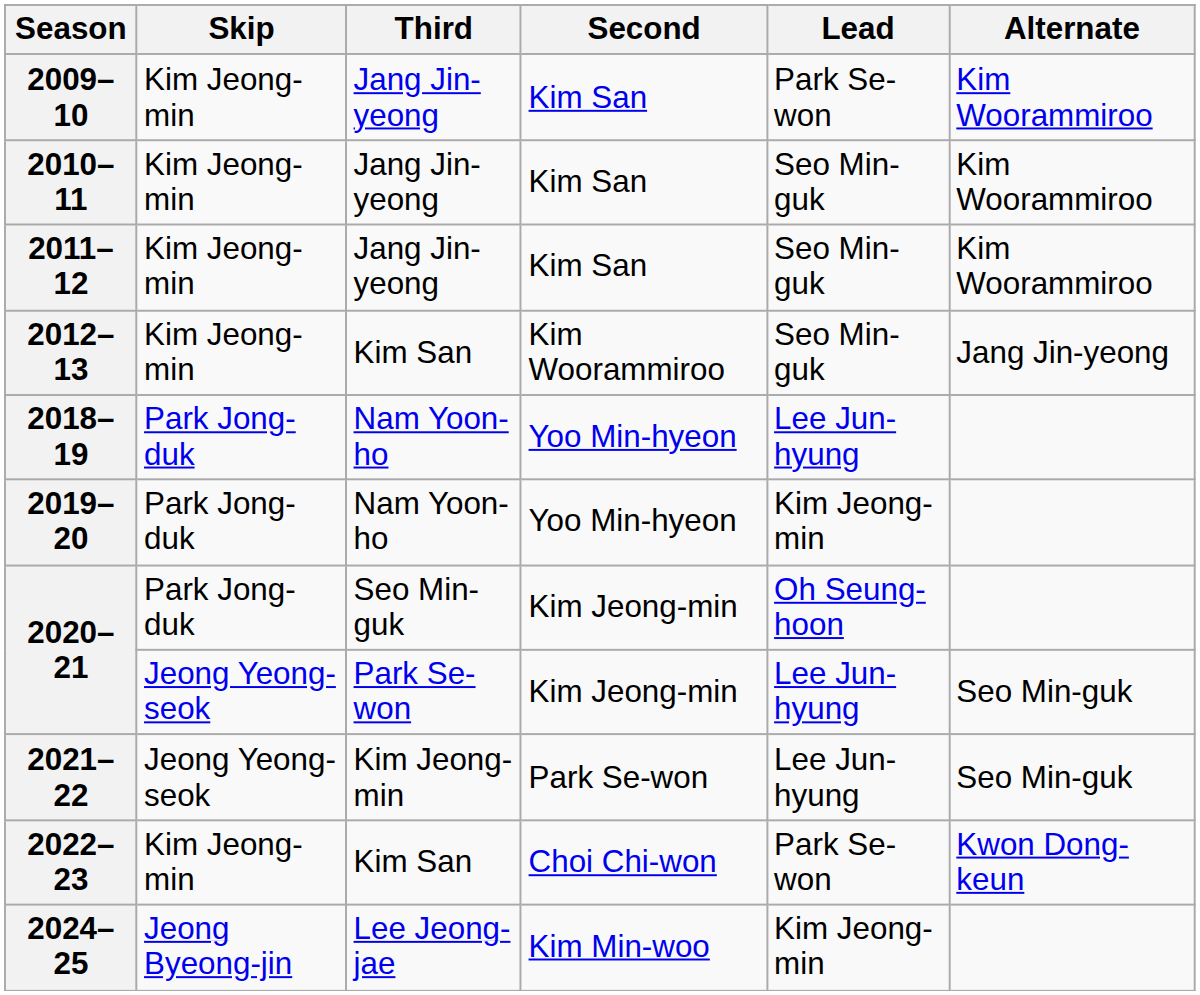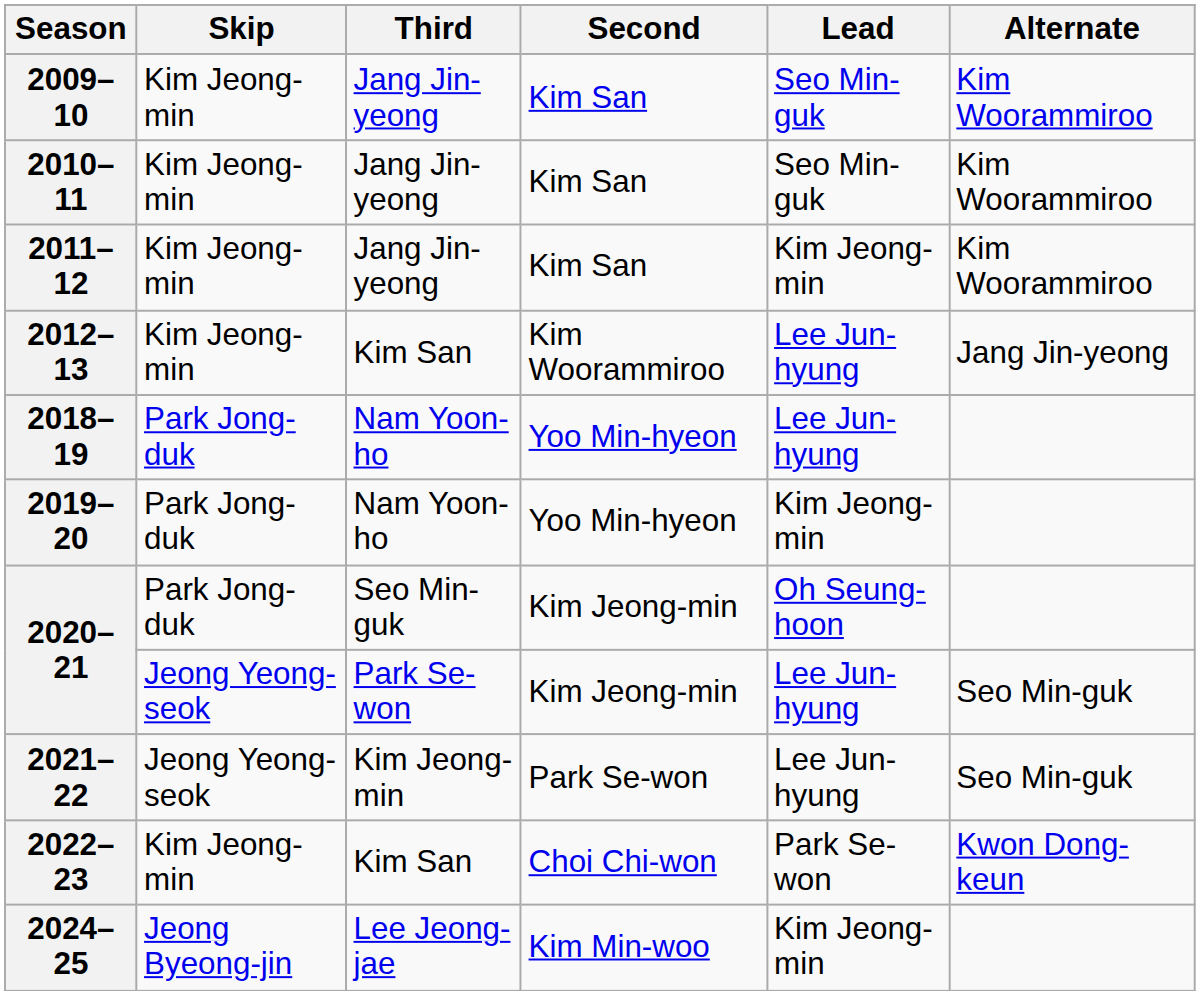(835, 96) Park Se-won -> (837, 96) Seo Min-guk
(837, 266) Seo Min-guk -> (853, 266) Kim Jeong-min
(837, 351) Seo Min-guk -> (835, 351) Lee Jun-hyung
